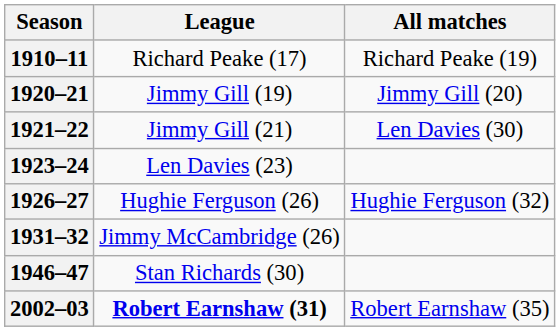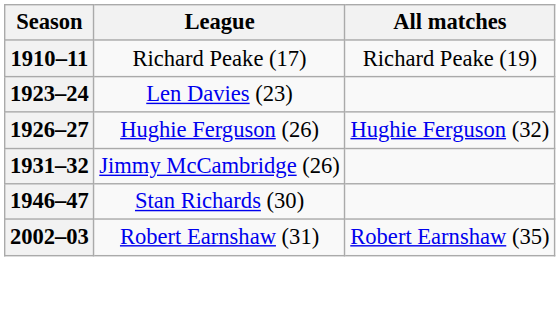- row: (49, 93)
- row: (49, 129)
(220, 308) bold -> (220, 237) normal
